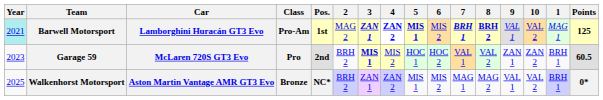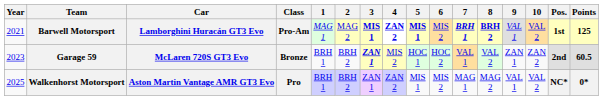columns swapped: (558, 11) <-> (322, 11)
(15, 31) paleturquoise background -> (15, 31) no background
(369, 31) ZAN 1 -> (371, 31) MIS 1
(294, 56) Pro -> (294, 56) Bronze
(369, 56) MIS 1 -> (371, 56) ZAN 1
(294, 82) Bronze -> (294, 82) Pro
